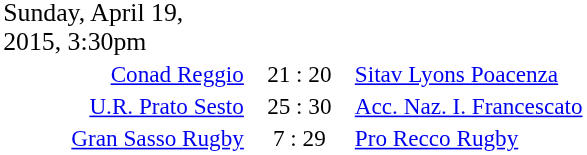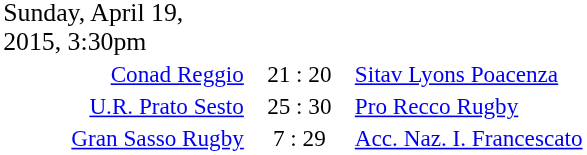(469, 106) Acc. Naz. I. Francescato -> (437, 106) Pro Recco Rugby
(437, 138) Pro Recco Rugby -> (469, 138) Acc. Naz. I. Francescato
